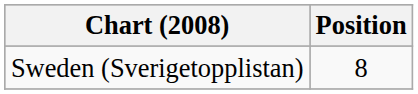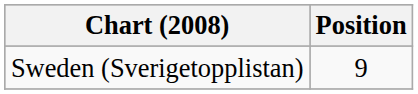(361, 67) 8 -> (361, 67) 9
